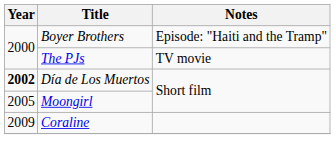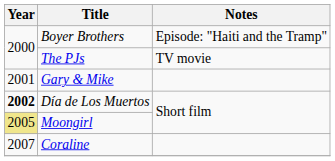+ row: (77, 79)
(21, 101) no background -> (21, 123) khaki background
(21, 123) 2009 -> (21, 144) 2007
